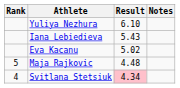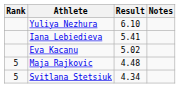(130, 37) 5.43 -> (130, 37) 5.41
(16, 77) 4 -> (16, 77) 5
(130, 77) pink background -> (130, 77) no background
